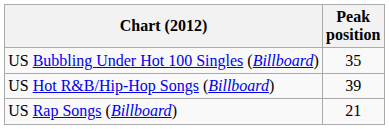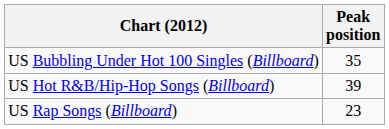(353, 111) 21 -> (353, 111) 23
